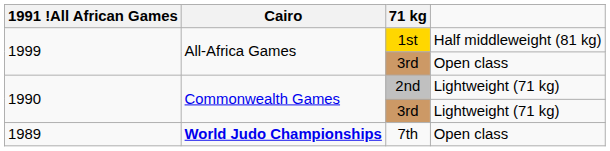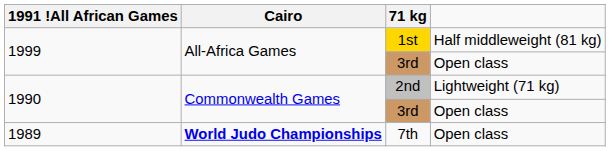(497, 110) Lightweight (71 kg) -> (471, 110) Open class
